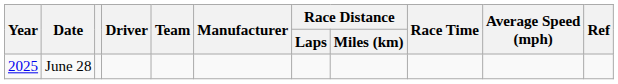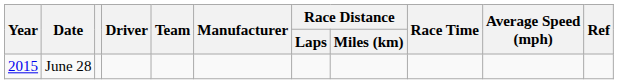(23, 66) 2025 -> (23, 66) 2015
